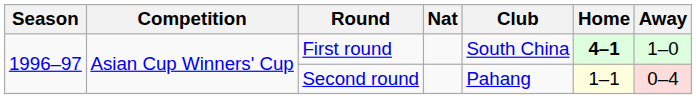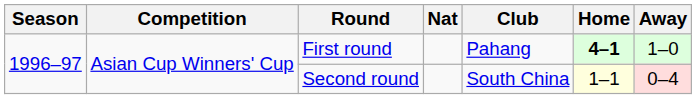(518, 49) South China -> (499, 49) Pahang
(499, 78) Pahang -> (518, 78) South China
